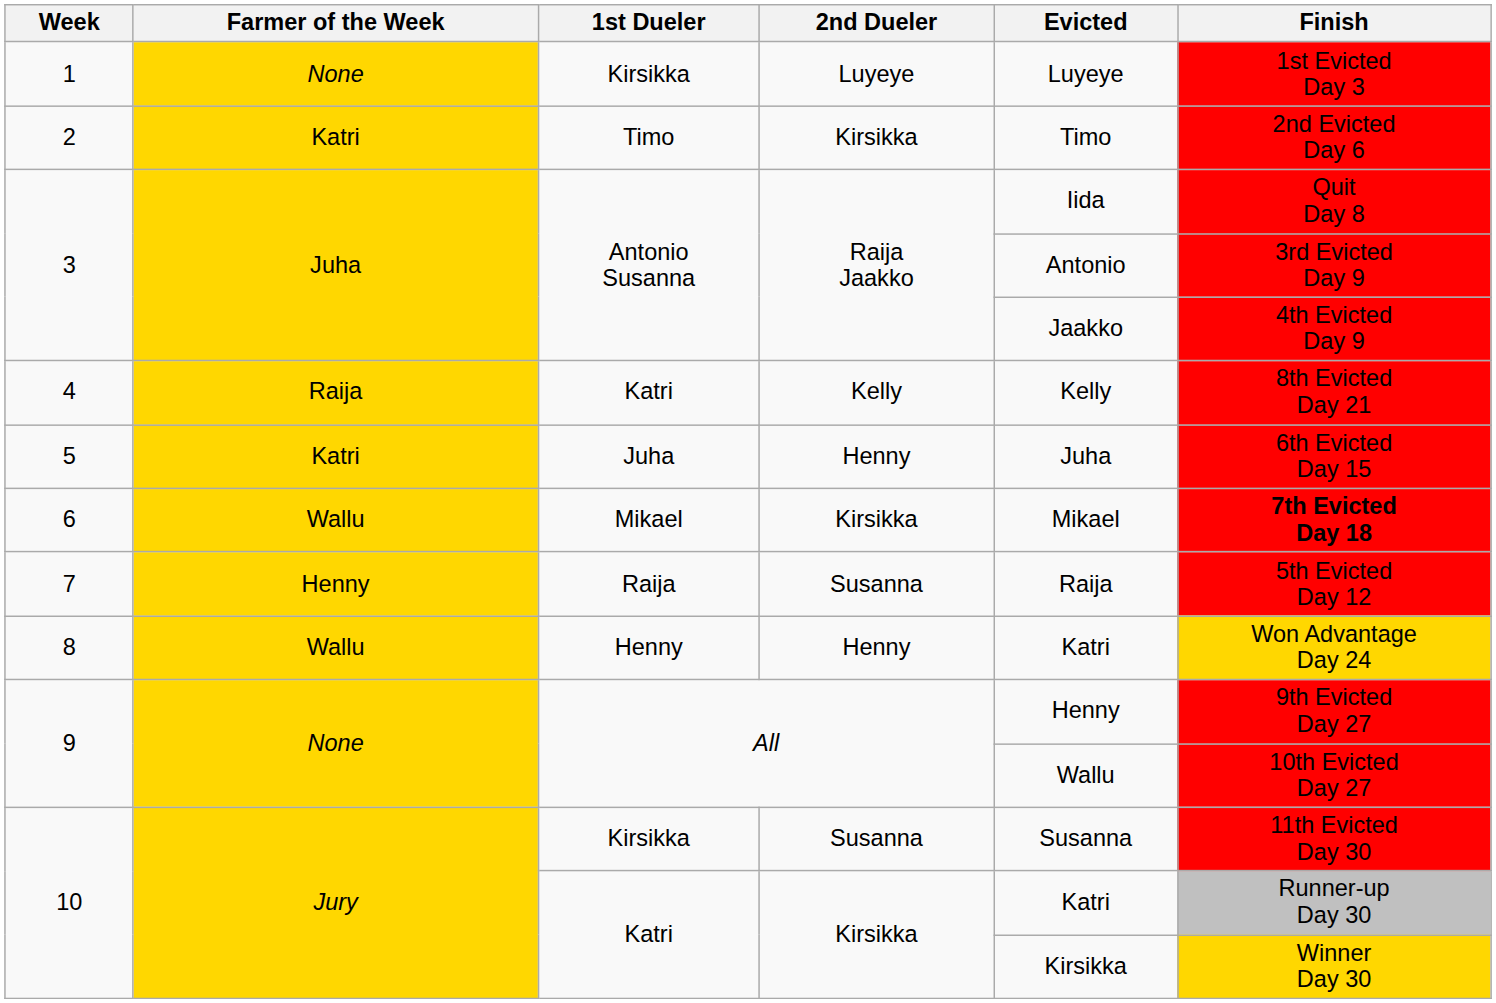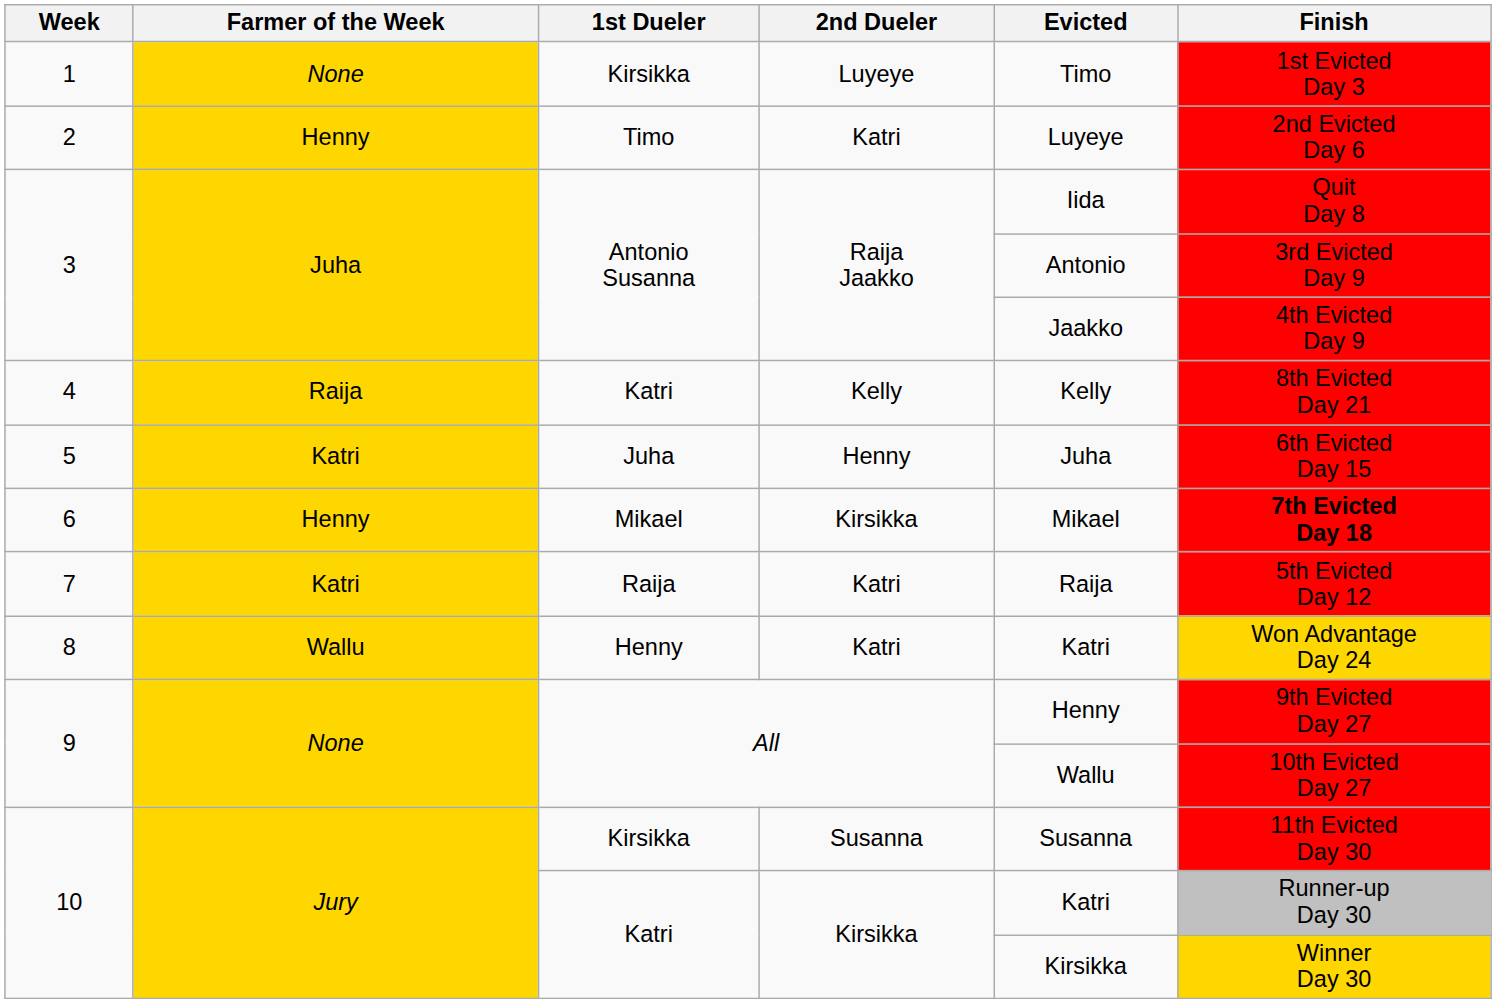(1086, 73) Luyeye -> (1086, 73) Timo
(336, 137) Katri -> (336, 137) Henny
(876, 137) Kirsikka -> (876, 137) Katri
(1086, 137) Timo -> (1086, 137) Luyeye
(336, 520) Wallu -> (336, 520) Henny
(336, 583) Henny -> (336, 583) Katri
(876, 583) Susanna -> (876, 583) Katri
(876, 647) Henny -> (876, 647) Katri
